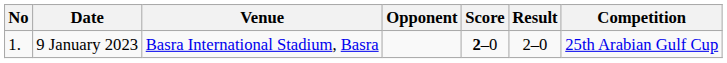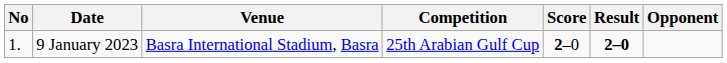columns swapped: (422, 17) <-> (642, 17)
(535, 44) normal -> (617, 44) bold
